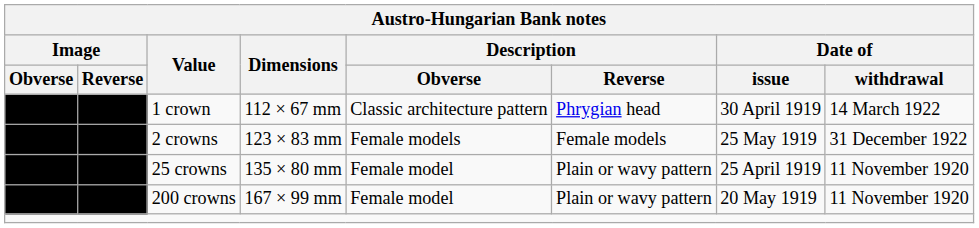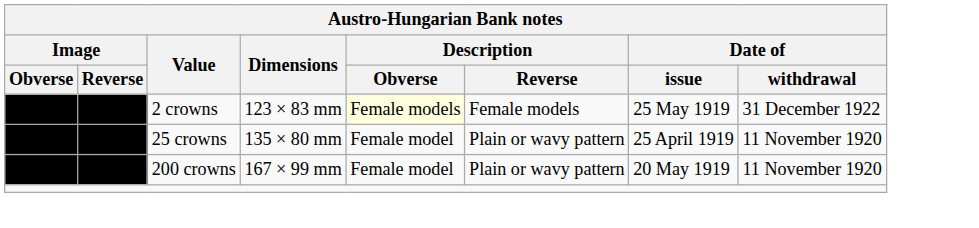- row: (181, 109)
(405, 139) no background -> (405, 109) lightyellow background
